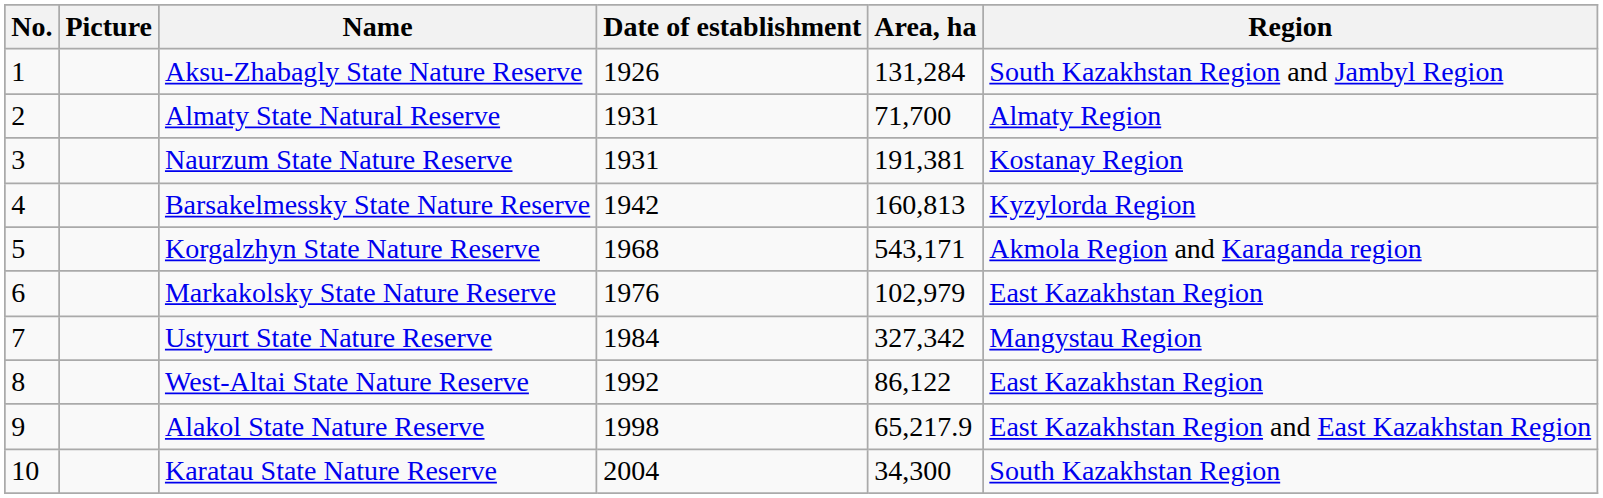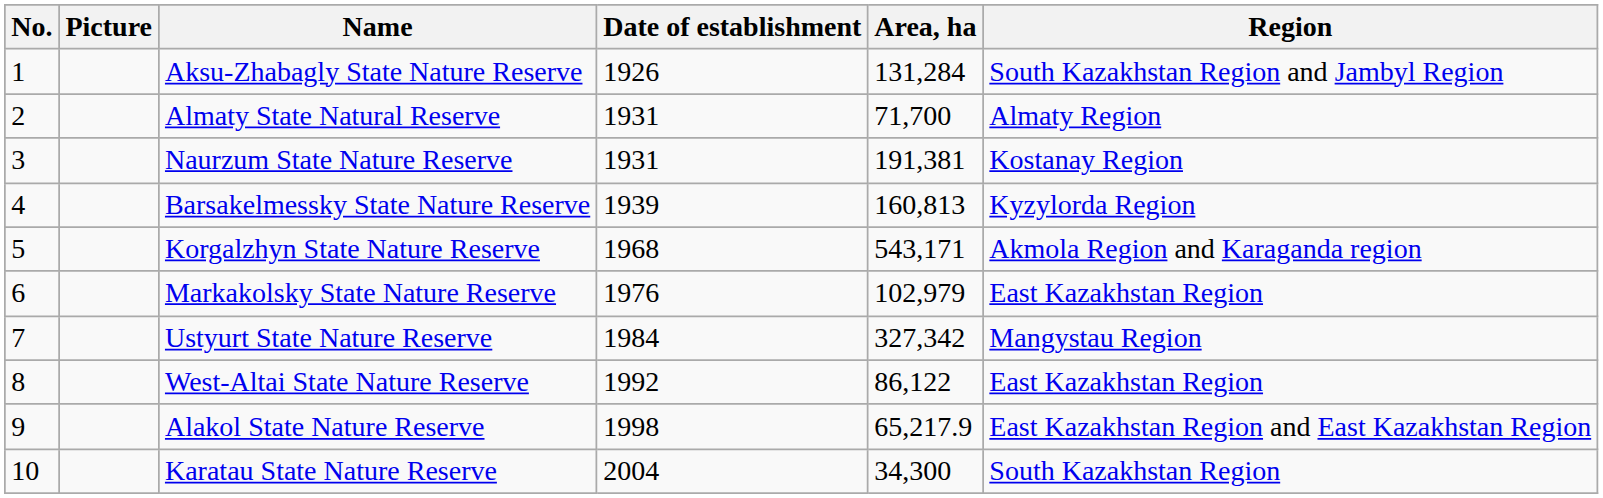(631, 204) 1942 -> (631, 204) 1939
